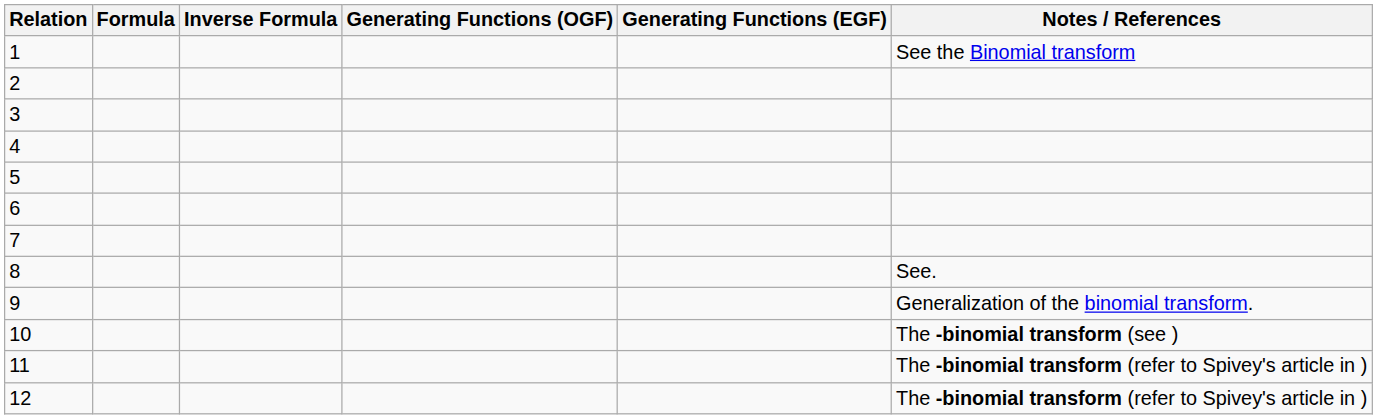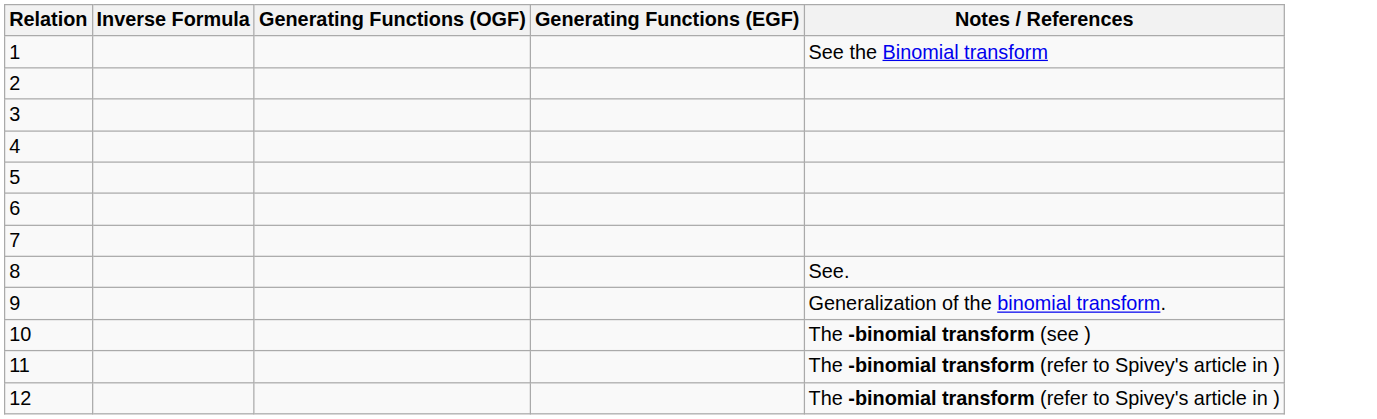- column: (136, 20)
